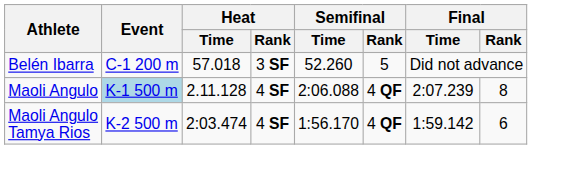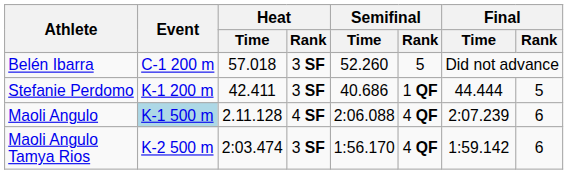+ row: (71, 90)
(503, 90) 8 -> (539, 115) 6
(272, 124) 4 SF -> (308, 149) 3 SF
